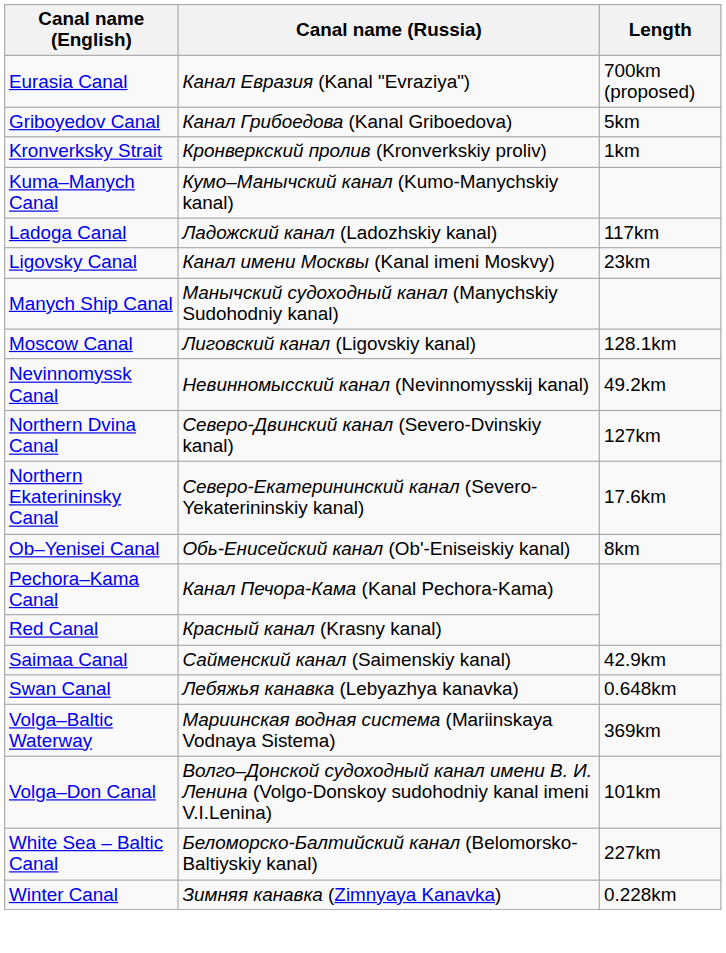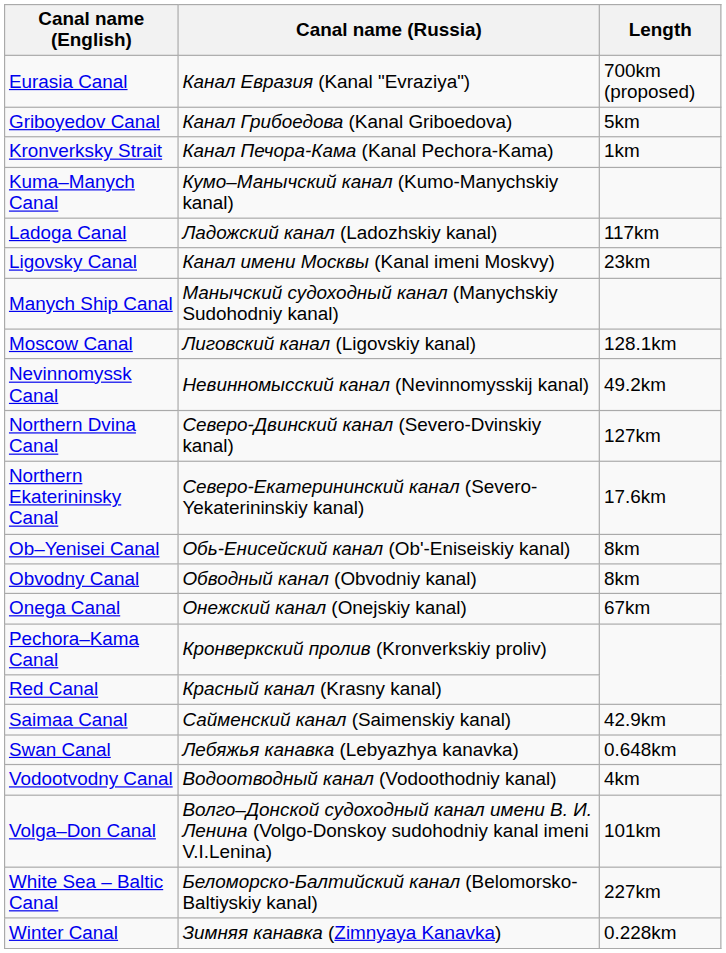(365, 151) Кронверкский пролив (Kronverkskiy proliv) -> (368, 151) Канал Печора-Кама (Kanal Pechora-Kama)
+ row: (74, 578)
+ row: (65, 608)
(368, 589) Канал Печора-Кама (Kanal Pechora-Kama) -> (365, 649) Кронверкский пролив (Kronverkskiy proliv)
+ row: (91, 779)
- row: (61, 730)
